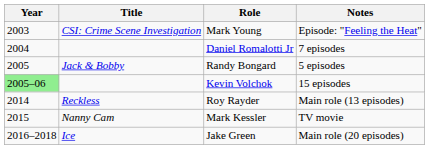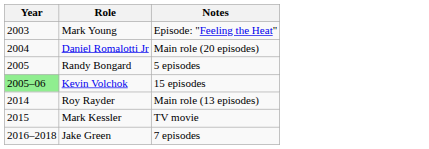- column: (131, 13)
(322, 48) 7 episodes -> (206, 48) Main role (20 episodes)
(351, 135) Main role (20 episodes) -> (177, 135) 7 episodes
